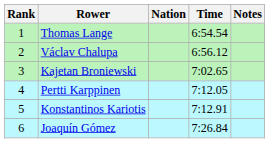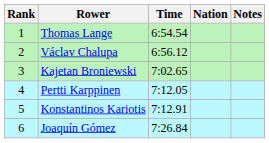columns swapped: (169, 14) <-> (210, 14)
